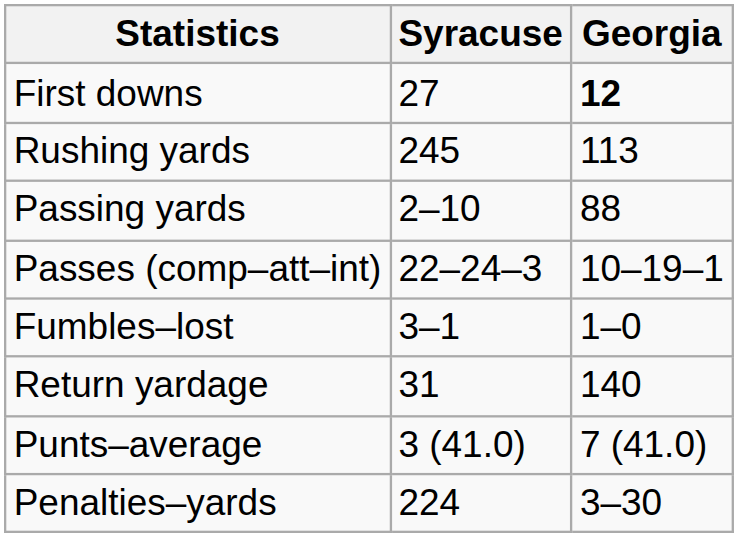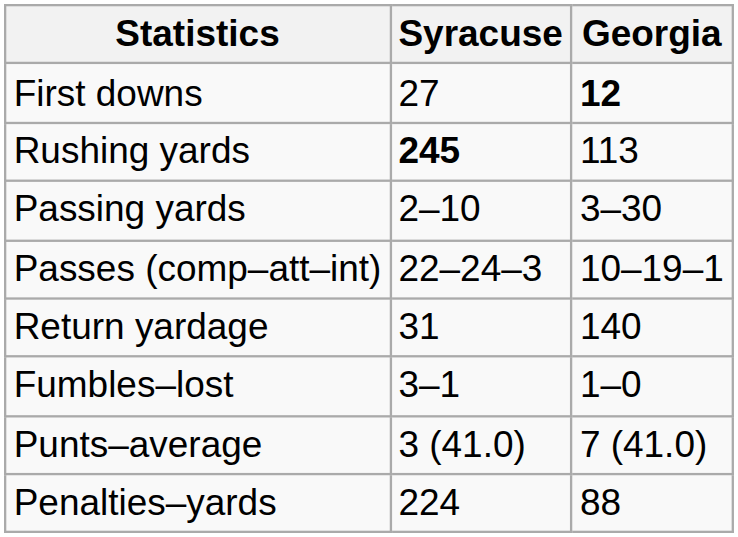(429, 151) normal -> (429, 151) bold
(600, 209) 88 -> (621, 209) 3–30
rows swapped: (141, 385) <-> (124, 326)
(621, 502) 3–30 -> (600, 502) 88
